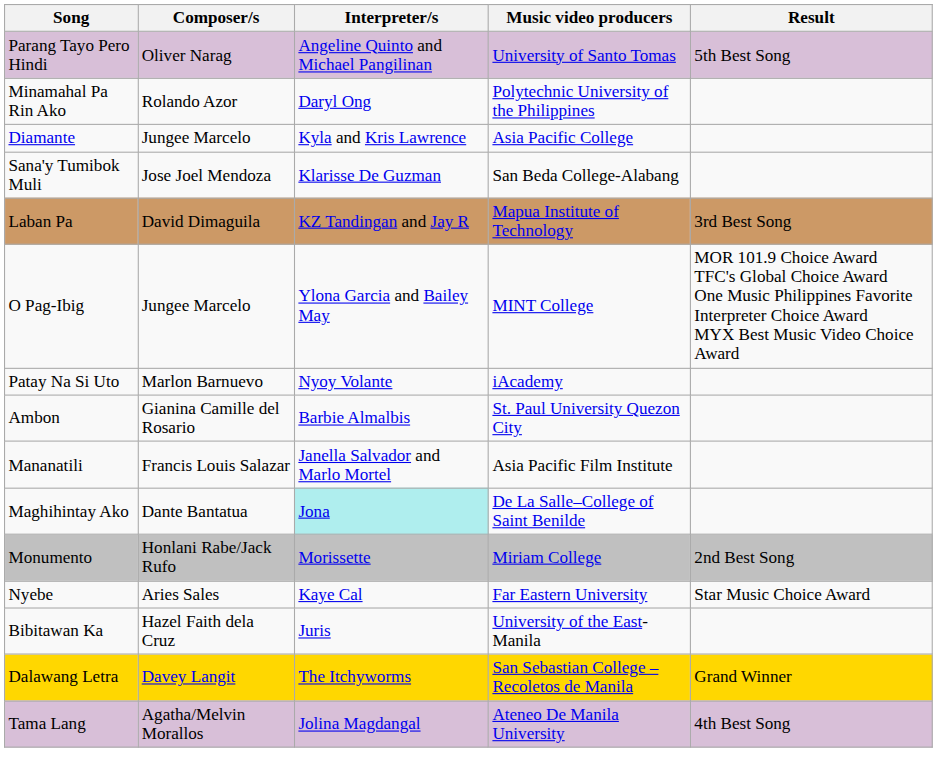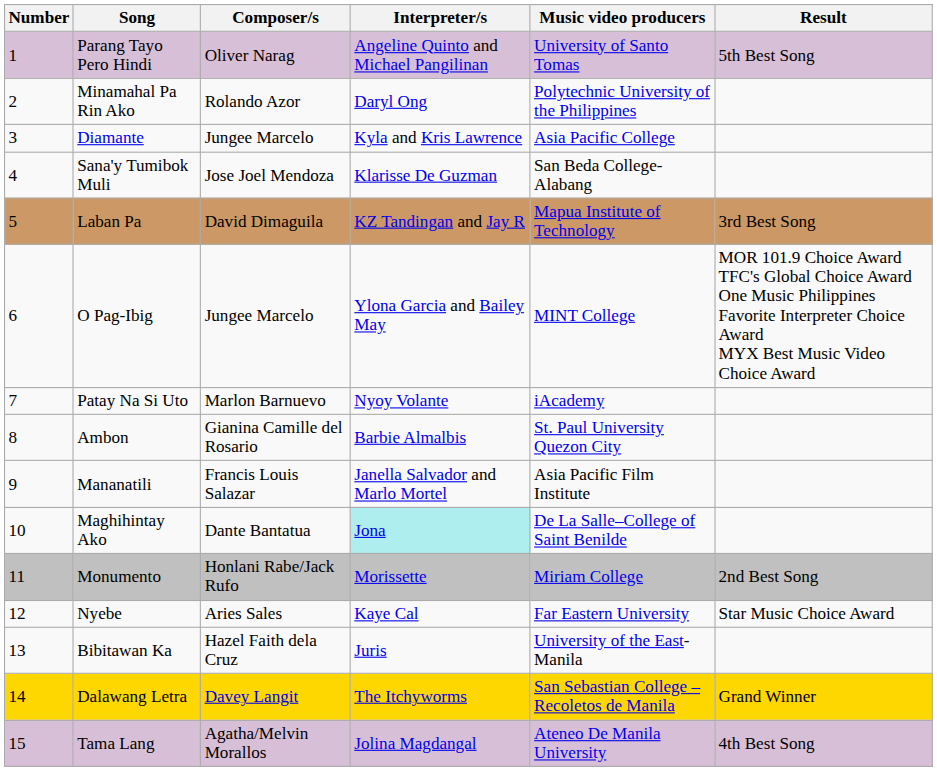+ column: (39, 18)
